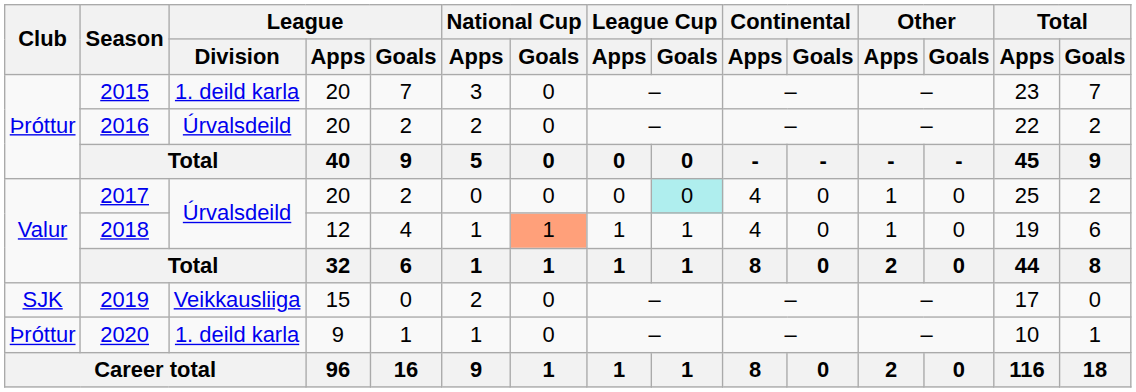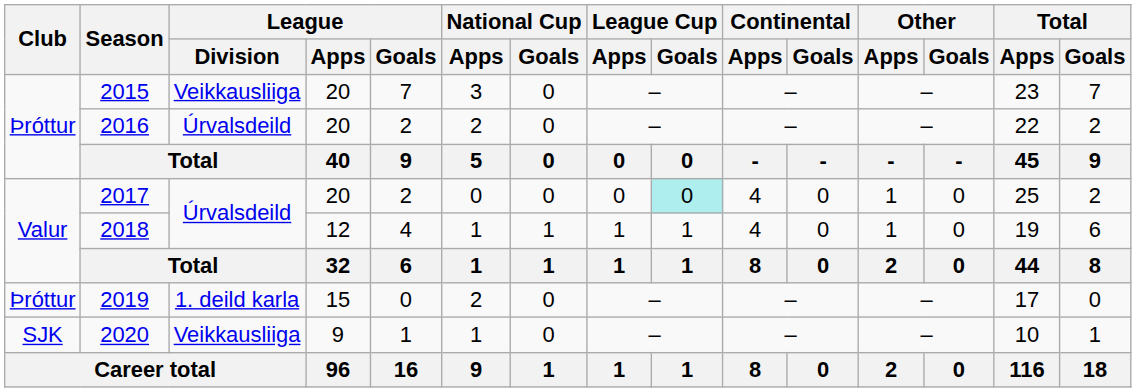(237, 91) 1. deild karla -> (237, 91) Veikkausliiga
(549, 230) lightsalmon background -> (549, 230) no background
(43, 299) SJK -> (43, 299) Þróttur
(237, 299) Veikkausliiga -> (237, 299) 1. deild karla
(43, 334) Þróttur -> (43, 334) SJK
(237, 334) 1. deild karla -> (237, 334) Veikkausliiga
